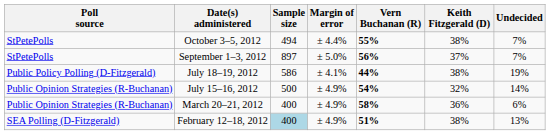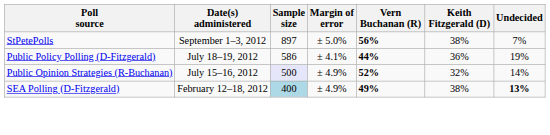- row: (223, 40)
(459, 56) 37% -> (459, 40) 38%
(459, 72) 38% -> (459, 56) 36%
(289, 89) no background -> (289, 72) lavender background
(369, 89) 54% -> (369, 72) 52%
- row: (223, 105)
(369, 121) 51% -> (369, 89) 49%
(519, 121) normal -> (519, 89) bold
